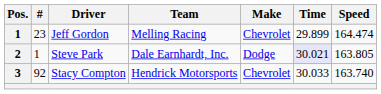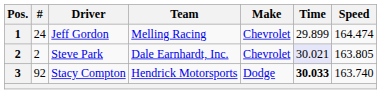(40, 34) 23 -> (40, 34) 24
(37, 54) 1 -> (37, 54) 2
(259, 54) Dodge -> (267, 54) Chevrolet
(267, 73) Chevrolet -> (259, 73) Dodge
(313, 73) normal -> (313, 73) bold
